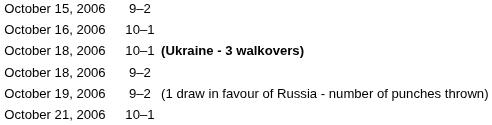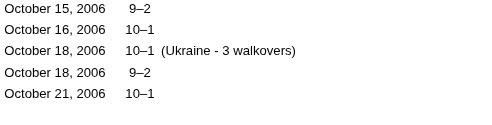(233, 51) bold -> (229, 51) normal
- row: (55, 94)
